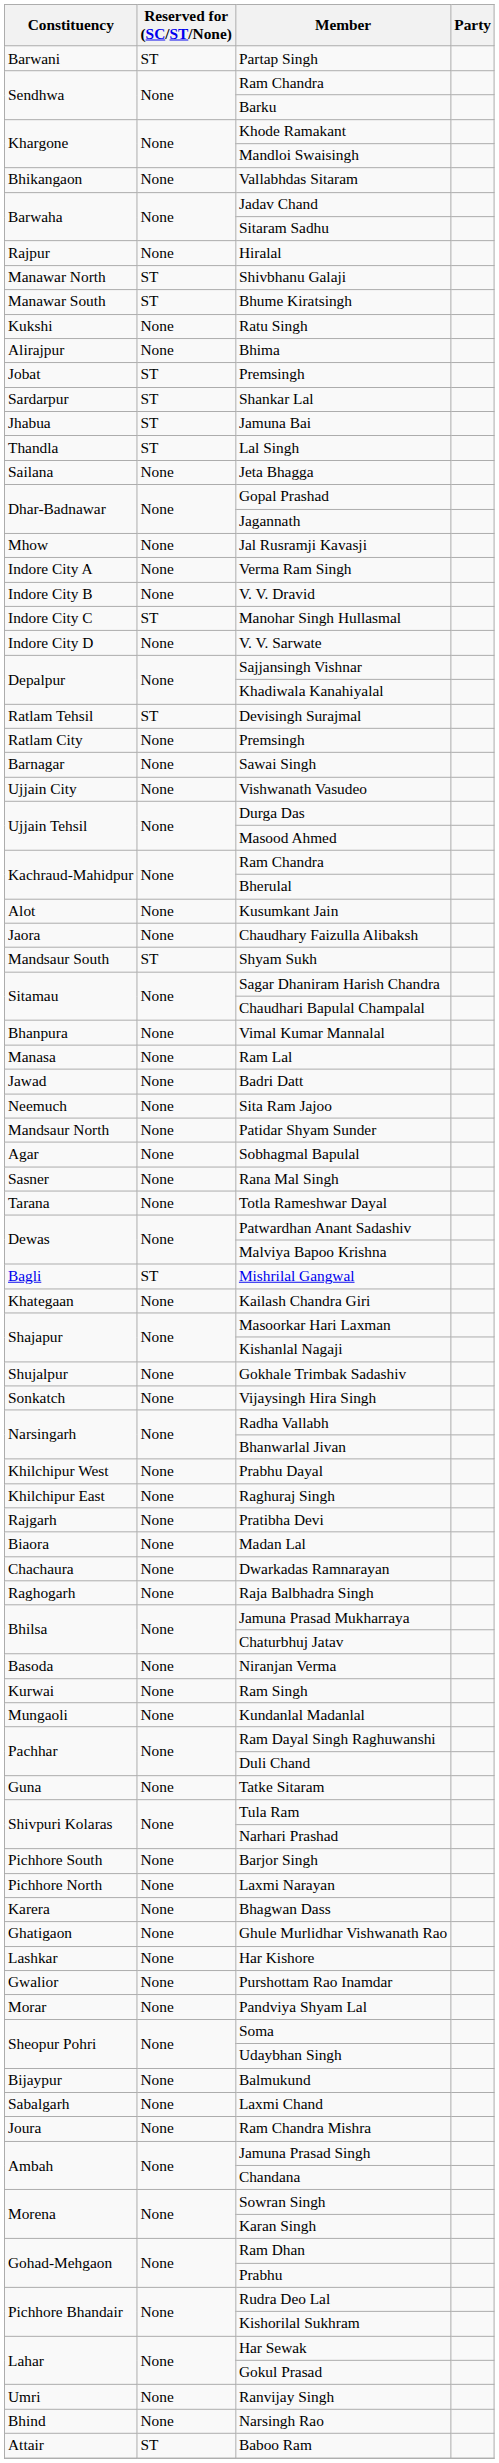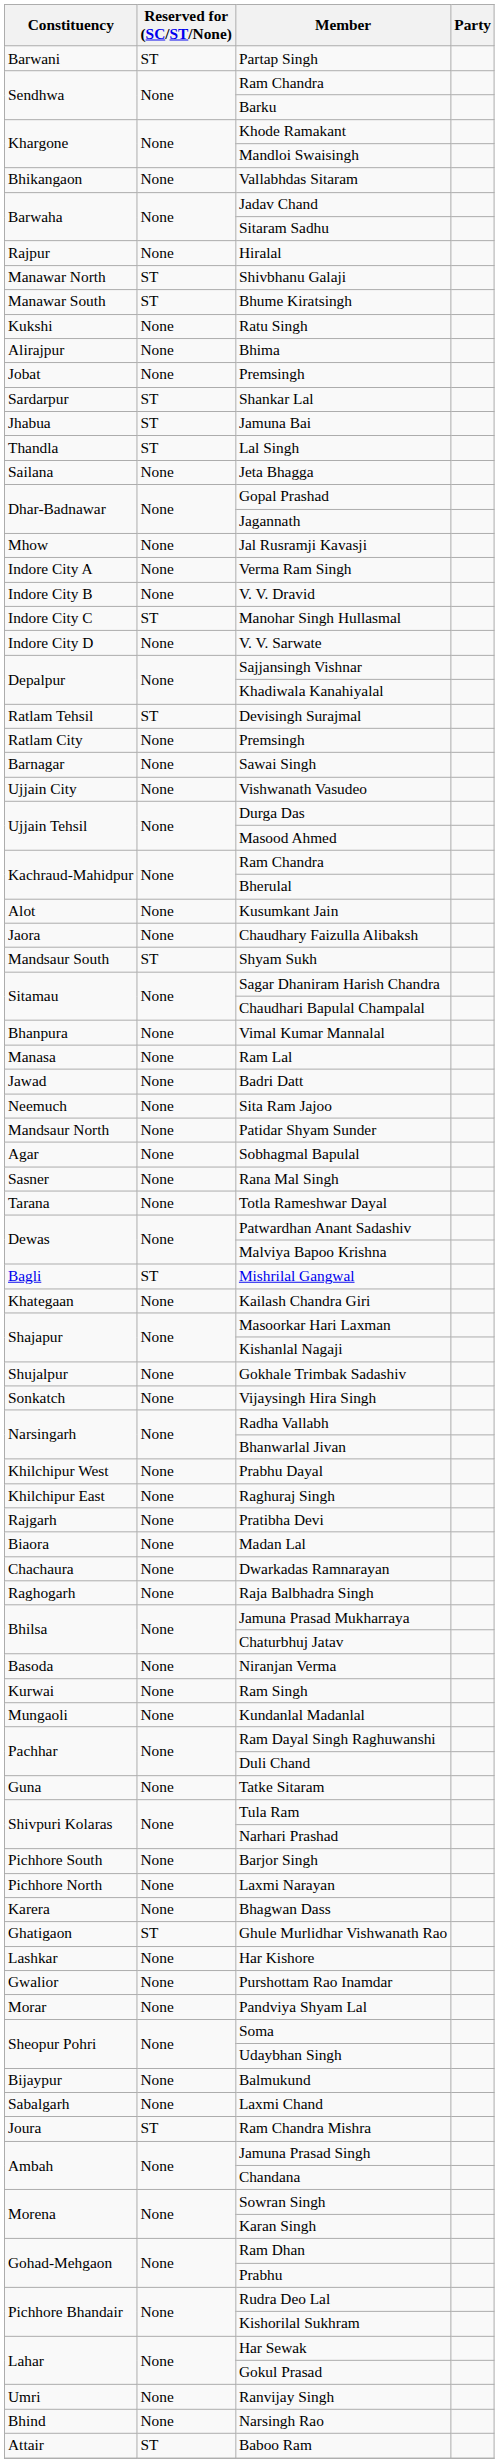(149, 374) ST -> (157, 374) None
(157, 1934) None -> (149, 1934) ST
(157, 2128) None -> (149, 2128) ST
